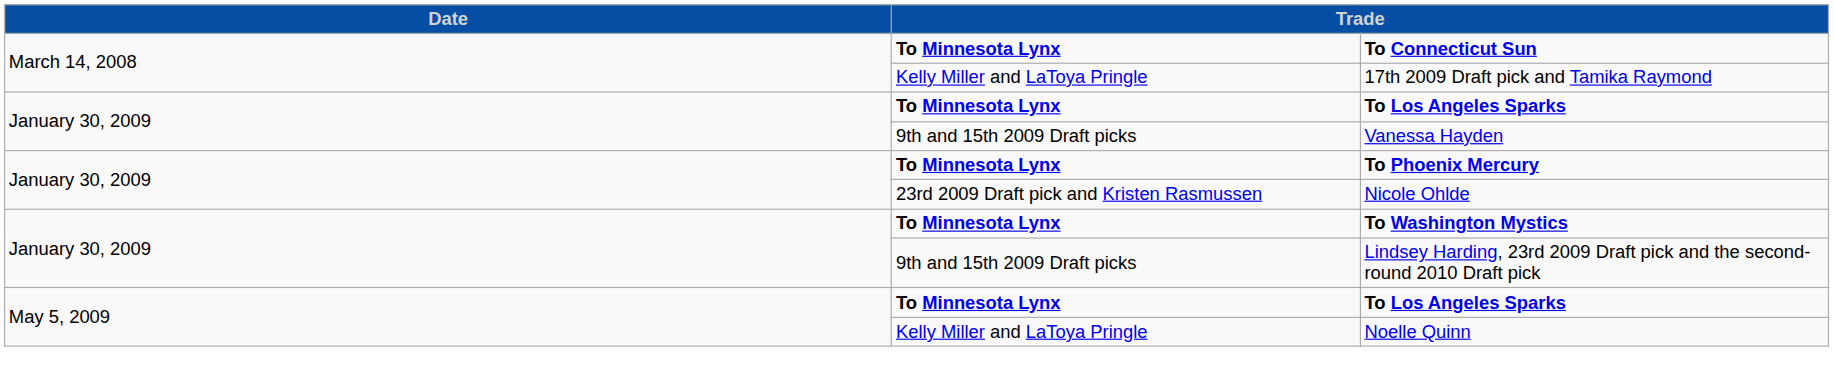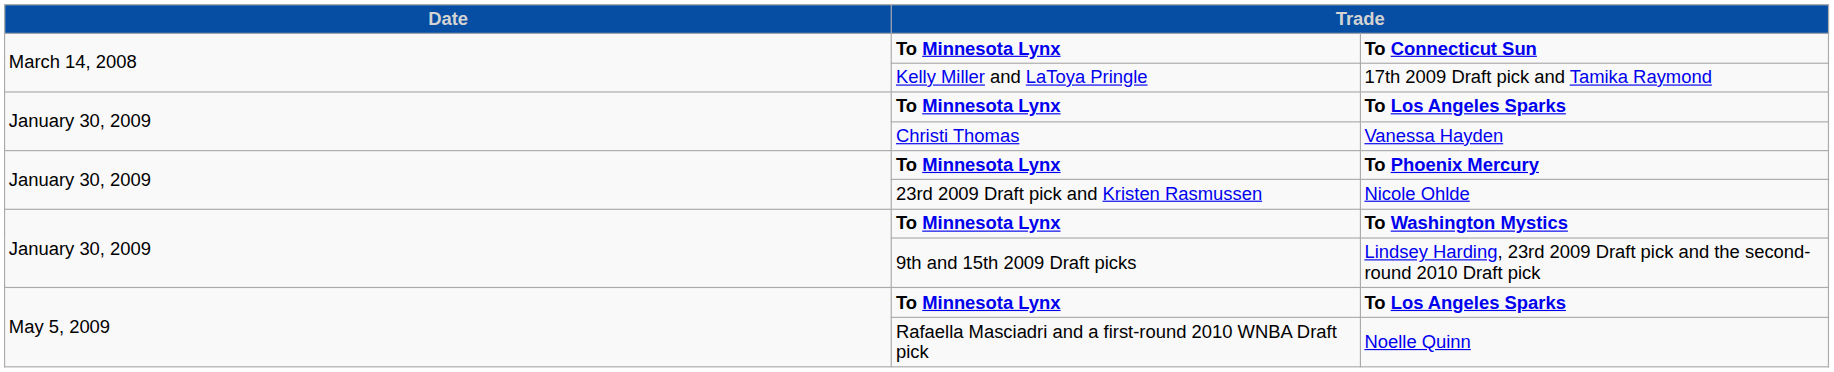(1016, 135) 9th and 15th 2009 Draft picks -> (958, 135) Christi Thomas
(1022, 331) Kelly Miller and LaToya Pringle -> (1116, 341) Rafaella Masciadri and a first-round 2010 WNBA Draft pick
